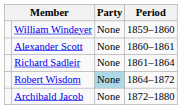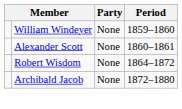- row: (47, 63)
(108, 79) lightblue background -> (108, 63) no background
